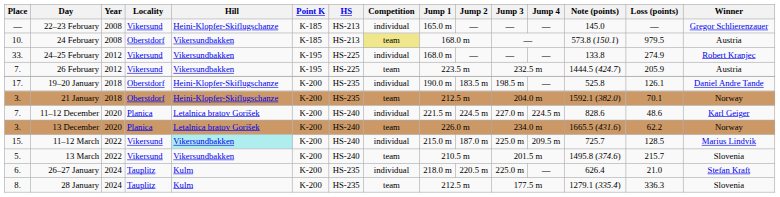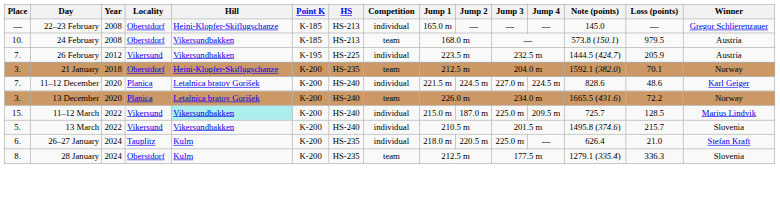(145, 26) Vikersund -> (146, 26) Oberstdorf
(391, 40) khaki background -> (391, 40) no background
- row: (72, 55)
(391, 69) team -> (391, 55) individual
- row: (74, 84)
(654, 127) 62.2 -> (654, 98) 72.2
(391, 156) team -> (391, 127) individual
(141, 185) Tauplitz -> (146, 156) Oberstdorf
